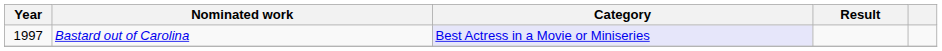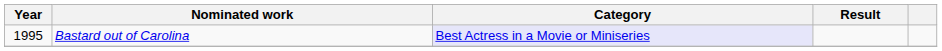(28, 35) 1997 -> (28, 35) 1995
